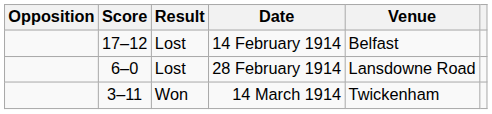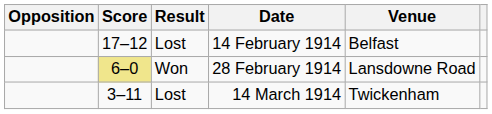(125, 69) no background -> (125, 69) khaki background
(170, 69) Lost -> (171, 69) Won
(171, 95) Won -> (170, 95) Lost
